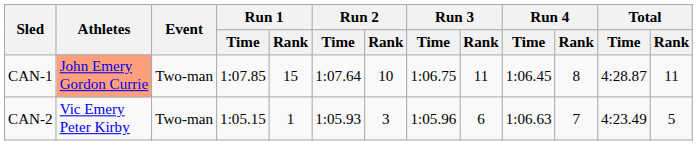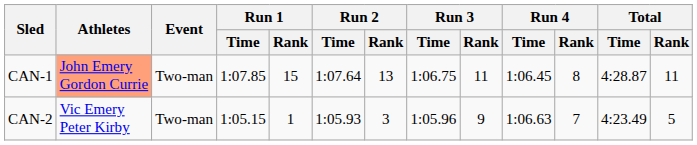(386, 76) 10 -> (386, 76) 13
(481, 118) 6 -> (481, 118) 9
